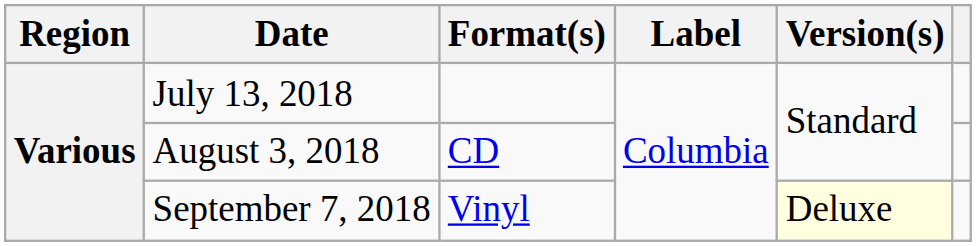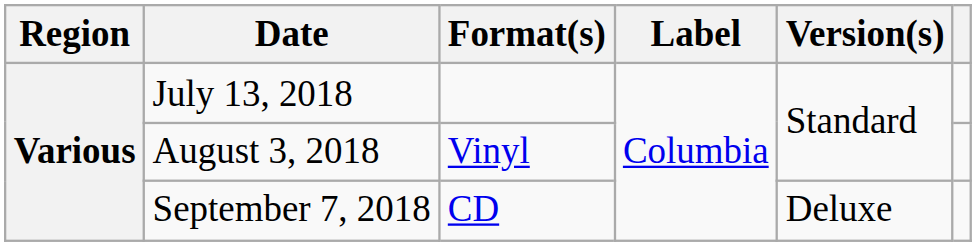(473, 151) CD -> (489, 151) Vinyl
(489, 209) Vinyl -> (473, 209) CD
(839, 209) lightyellow background -> (839, 209) no background
